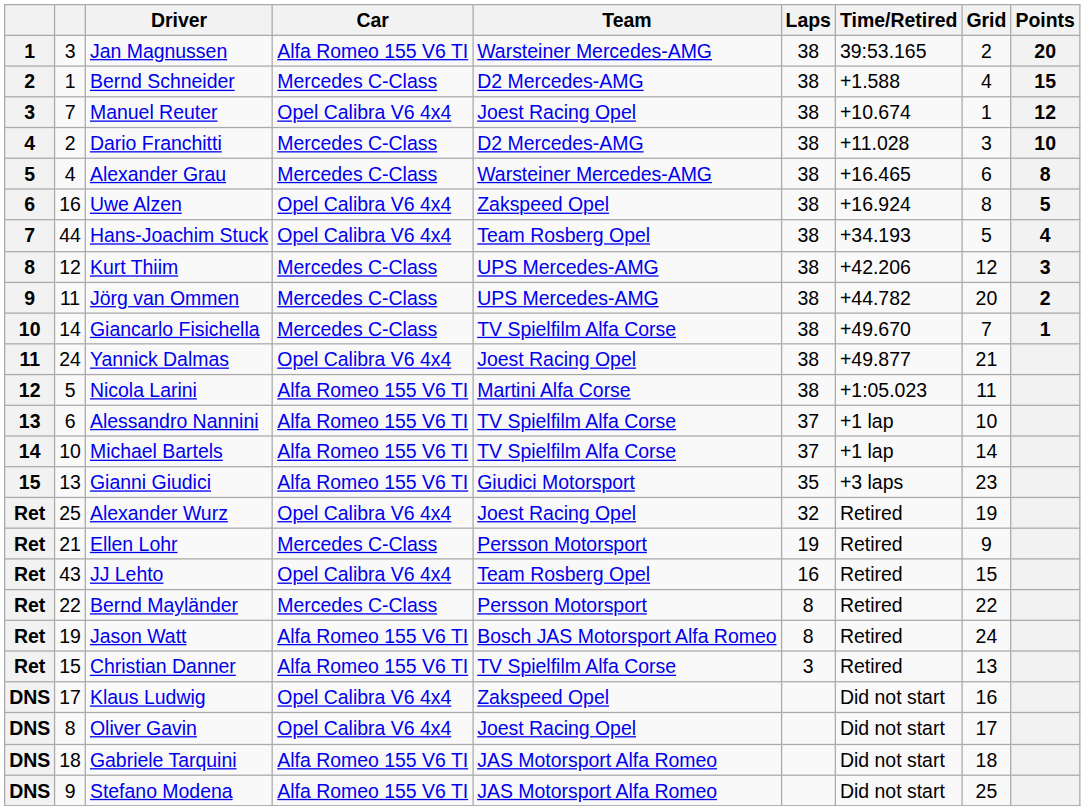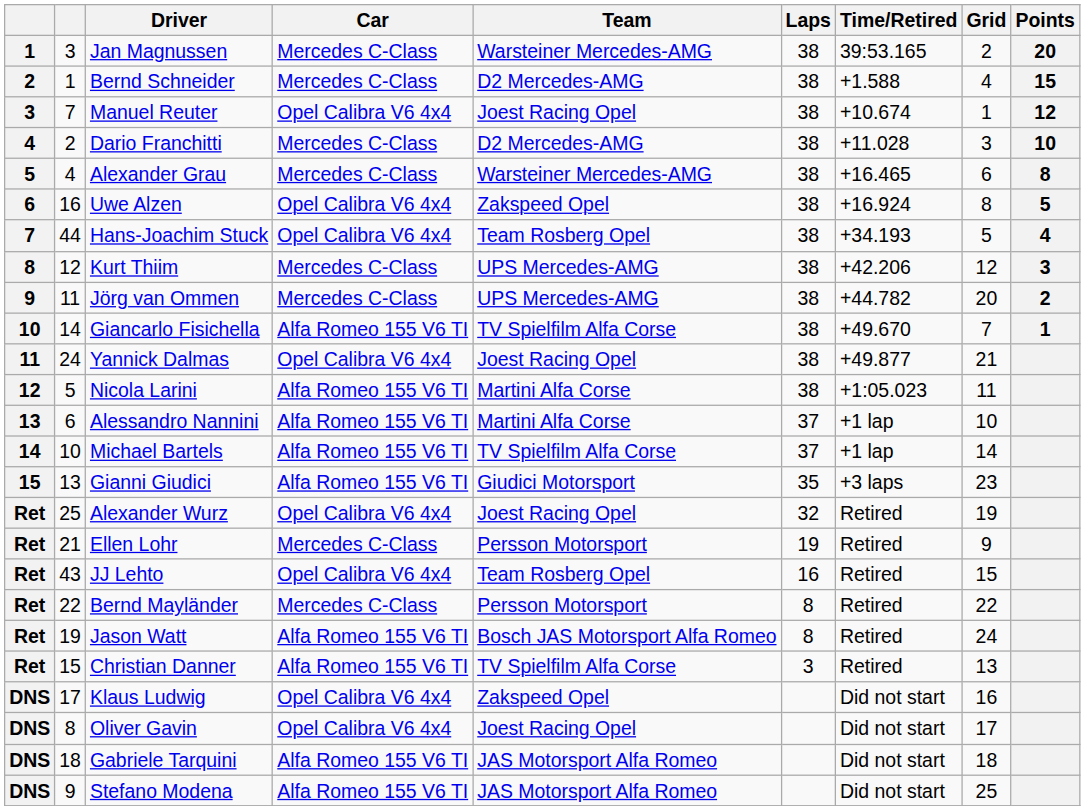(373, 51) Alfa Romeo 155 V6 TI -> (357, 51) Mercedes C-Class
(357, 328) Mercedes C-Class -> (373, 328) Alfa Romeo 155 V6 TI
(577, 421) TV Spielfilm Alfa Corse -> (554, 421) Martini Alfa Corse
